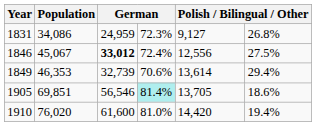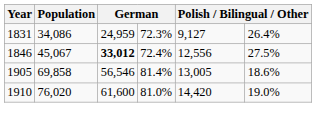(264, 33) 26.8% -> (264, 33) 26.4%
- row: (20, 72)
(54, 92) 69,851 -> (54, 72) 69,858
(156, 92) paleturquoise background -> (156, 72) no background
(195, 92) 13,705 -> (195, 72) 13,005
(264, 111) 19.4% -> (264, 92) 19.0%
